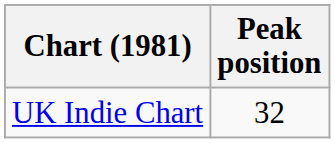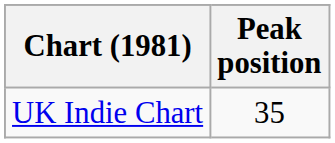(269, 112) 32 -> (269, 112) 35
